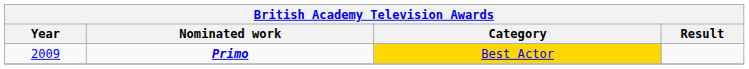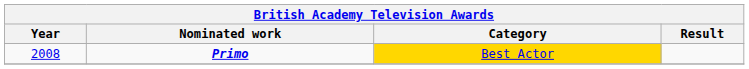(46, 54) 2009 -> (46, 54) 2008
